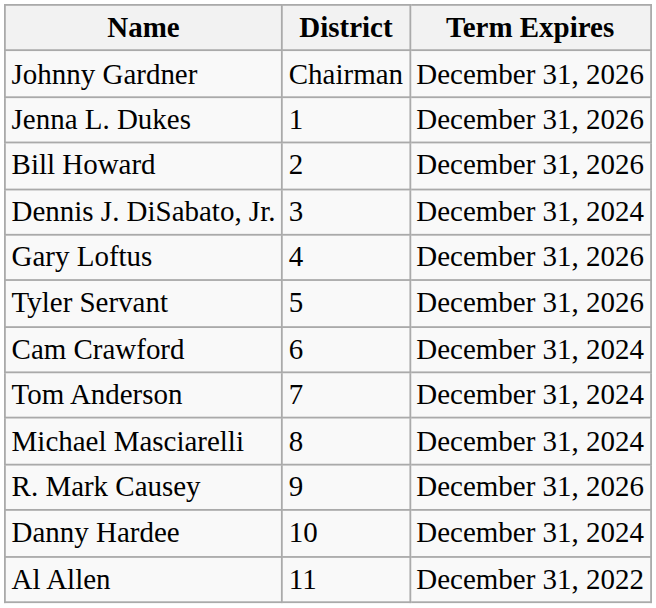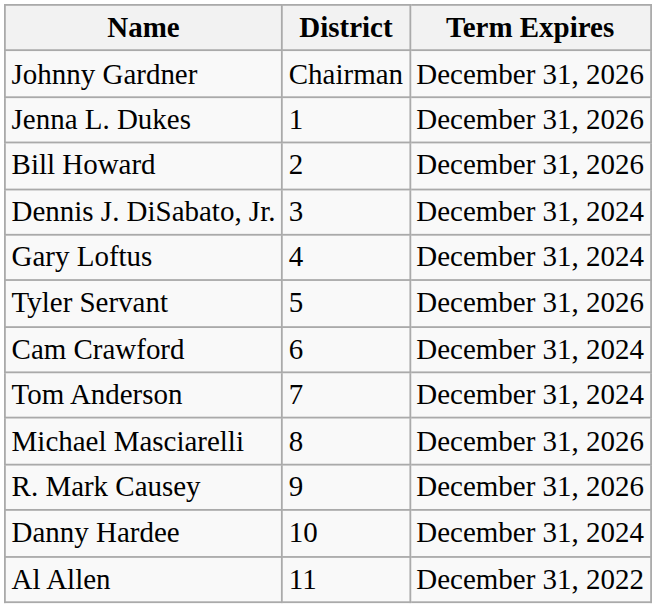(530, 257) December 31, 2026 -> (530, 257) December 31, 2024
(530, 440) December 31, 2024 -> (530, 440) December 31, 2026
